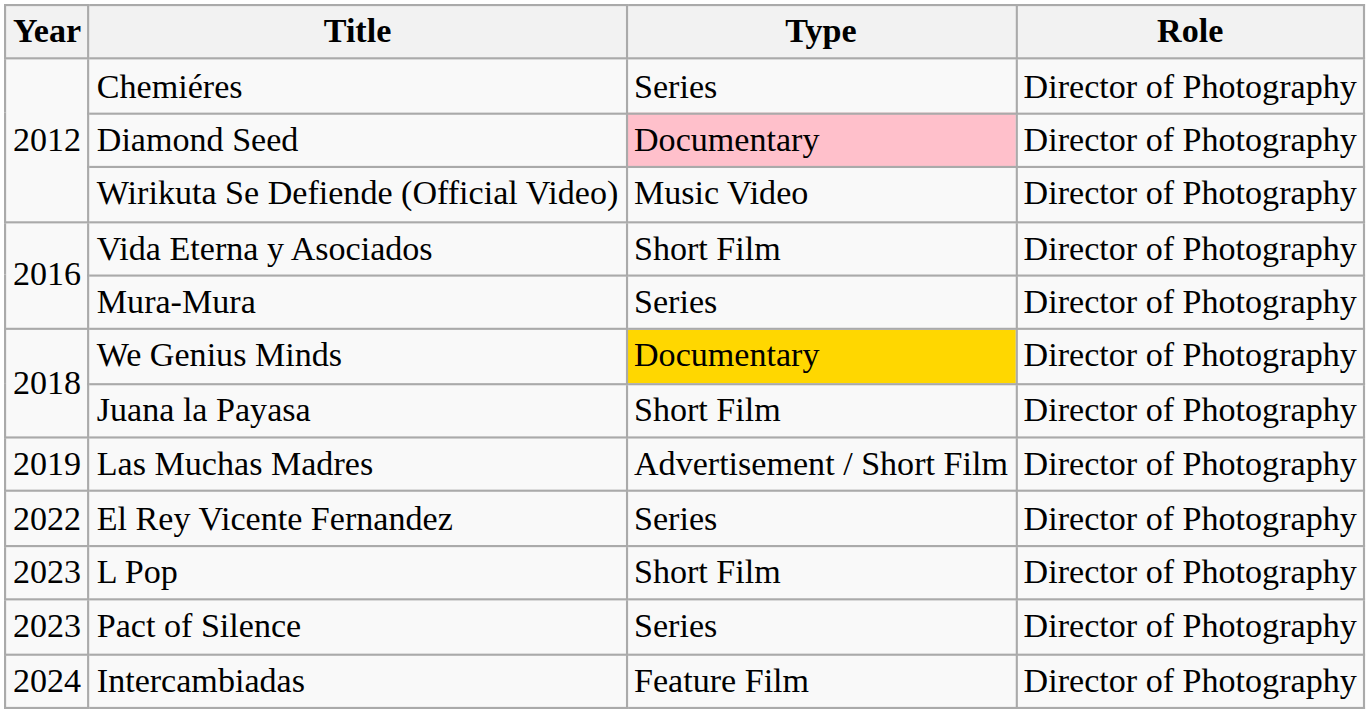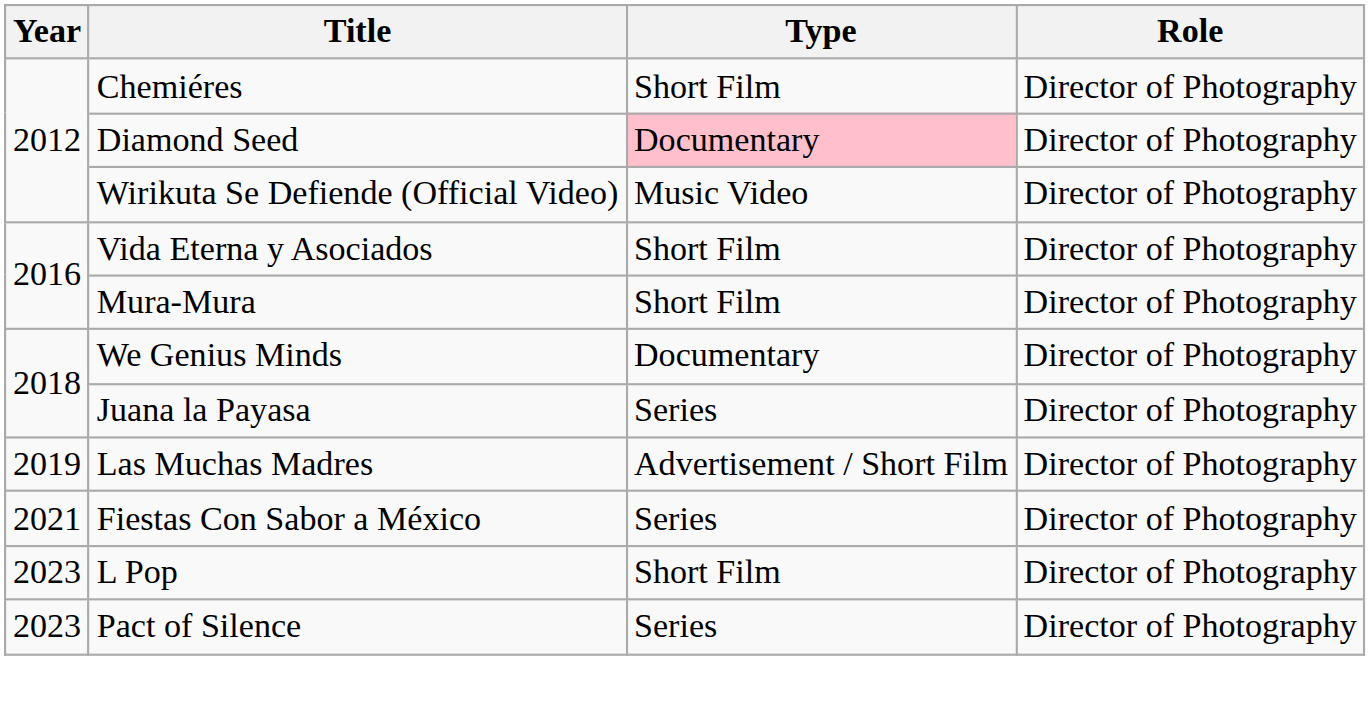(676, 85) Series -> (707, 85) Short Film
(676, 301) Series -> (707, 301) Short Film
(727, 355) gold background -> (727, 355) no background
(707, 409) Short Film -> (676, 409) Series
+ row: (289, 517)
- row: (275, 517)
- row: (201, 680)
